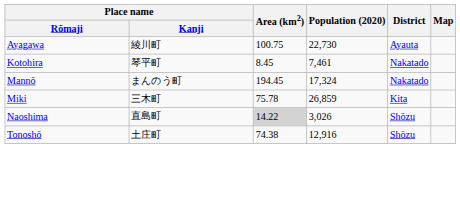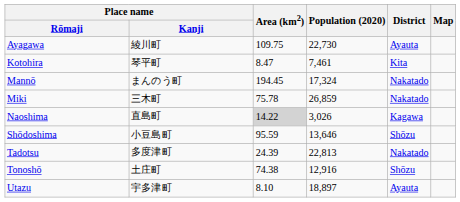(270, 45) 100.75 -> (270, 45) 109.75
(264, 63) 8.45 -> (264, 63) 8.47
(409, 63) Nakatado -> (399, 63) Kita
(399, 99) Kita -> (409, 99) Nakatado
(403, 116) Shōzu -> (406, 116) Kagawa
+ row: (32, 134)
+ row: (23, 152)
+ row: (19, 188)
